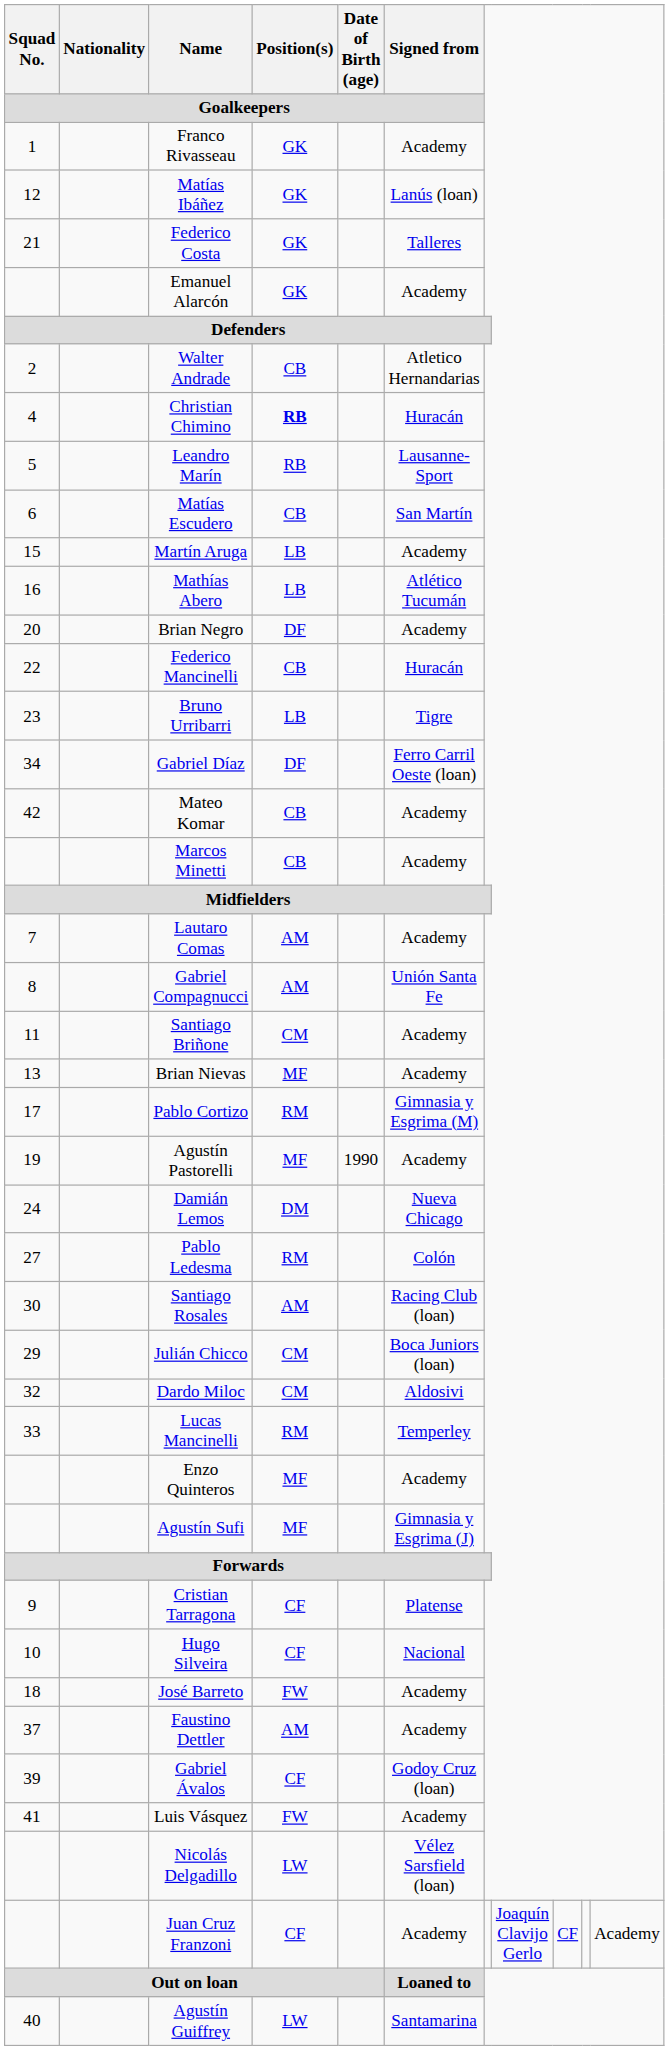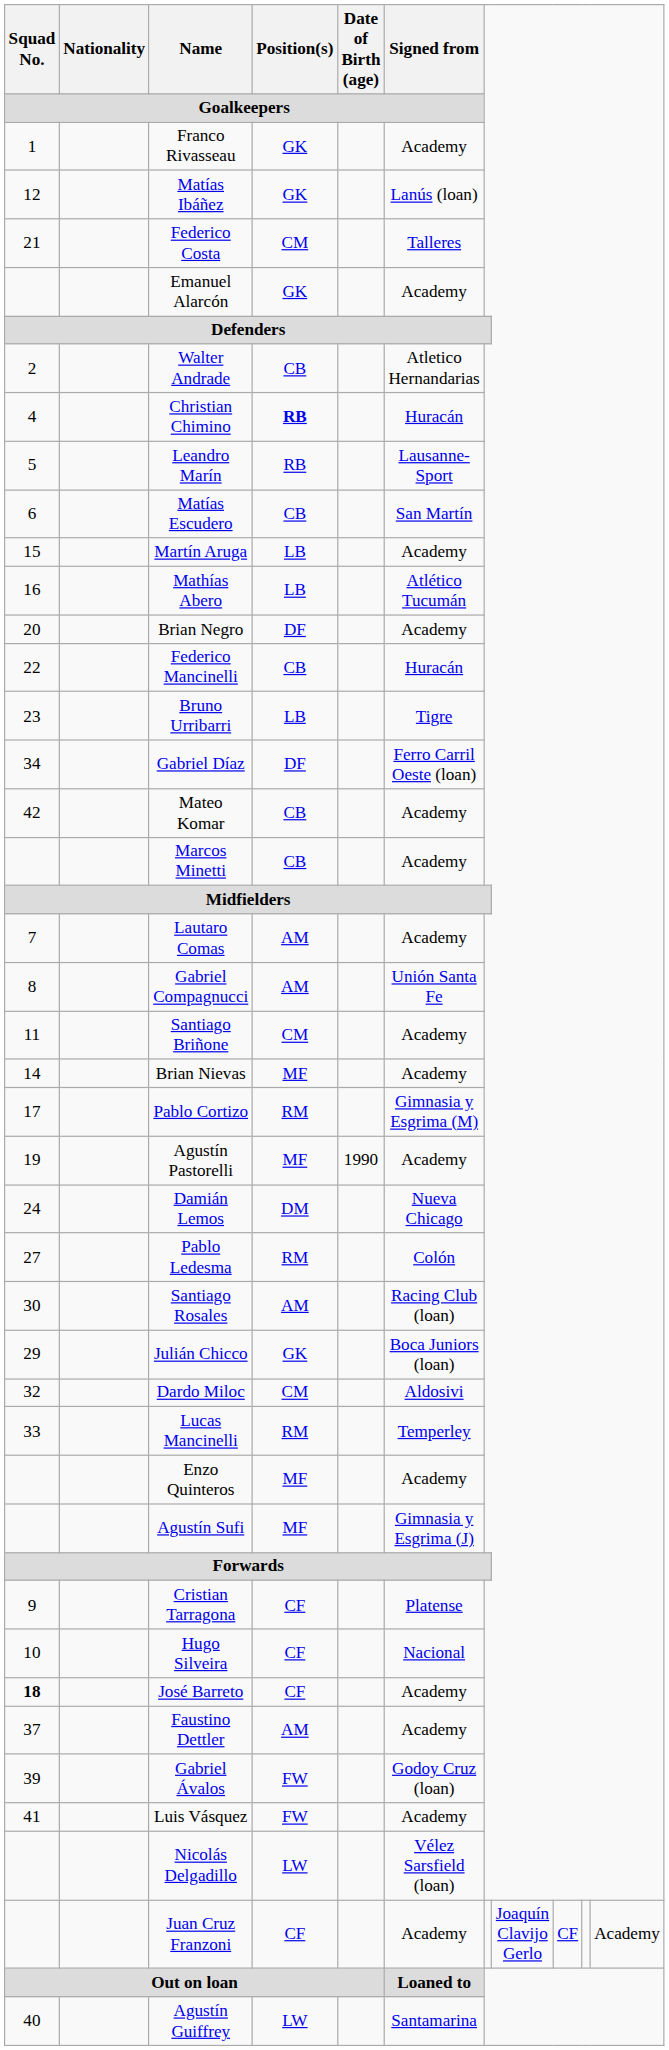(295, 243) GK -> (295, 243) CM
(32, 1073) 13 -> (32, 1073) 14
(295, 1354) CM -> (295, 1354) GK
(32, 1691) normal -> (32, 1691) bold
(295, 1691) FW -> (295, 1691) CF
(295, 1778) CF -> (295, 1778) FW
